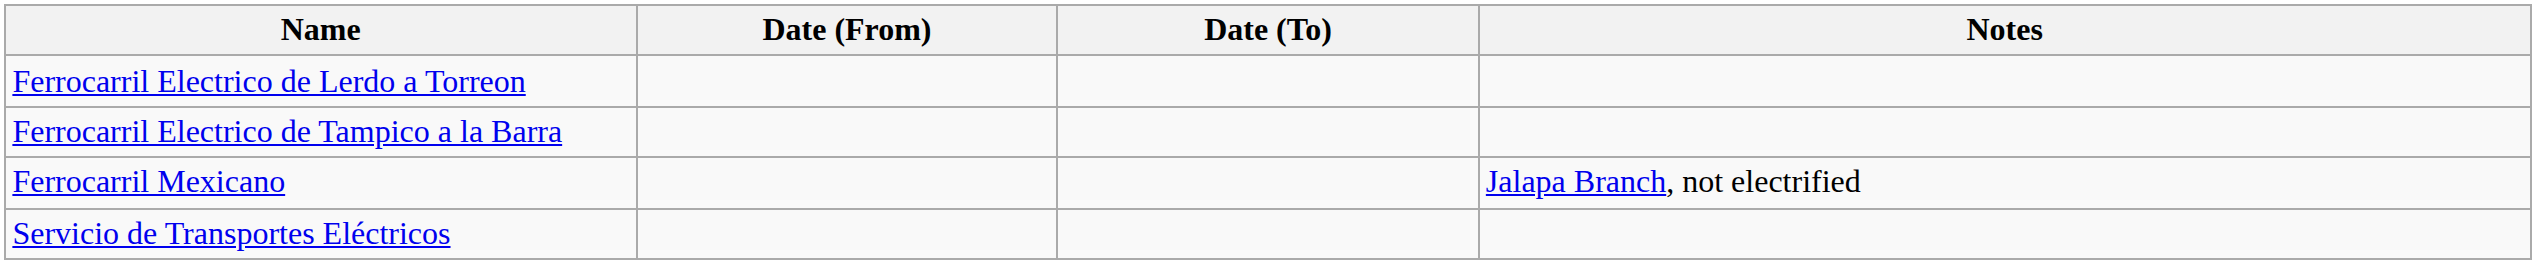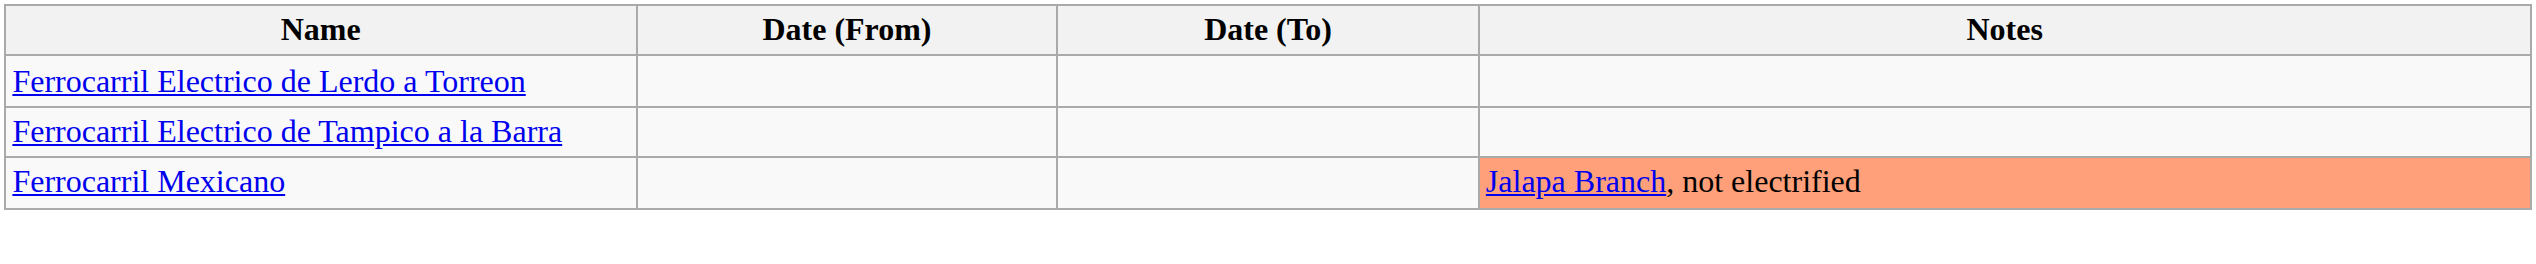(1673, 182) no background -> (1673, 182) lightsalmon background
- row: (231, 232)
